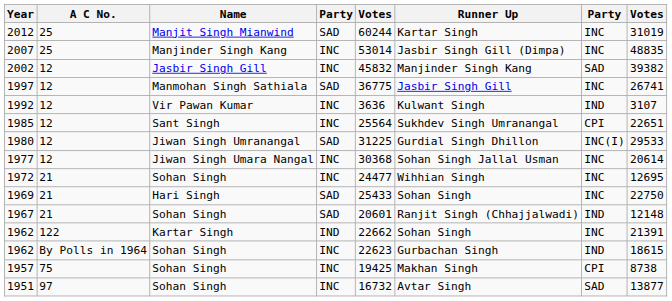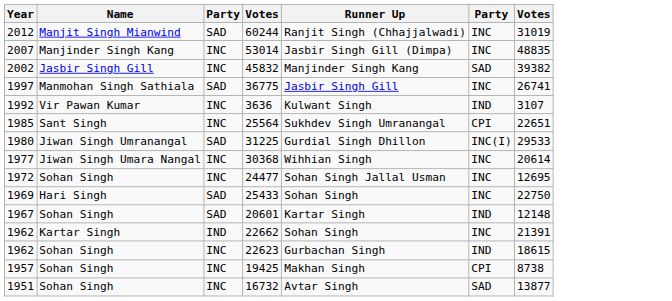- column: (93, 14)
(438, 32) Kartar Singh -> (375, 32) Ranjit Singh (Chhajjalwadi)
(478, 159) Sohan Singh Jallal Usman -> (328, 159) Wihhian Singh
(441, 178) Wihhian Singh -> (365, 178) Sohan Singh Jallal Usman
(488, 214) Ranjit Singh (Chhajjalwadi) -> (325, 214) Kartar Singh
